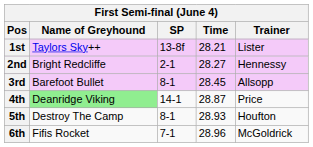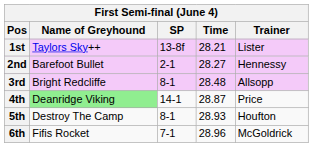(69, 64) Bright Redcliffe -> (68, 64) Barefoot Bullet
(68, 82) Barefoot Bullet -> (69, 82) Bright Redcliffe
(212, 82) 28.45 -> (212, 82) 28.48
